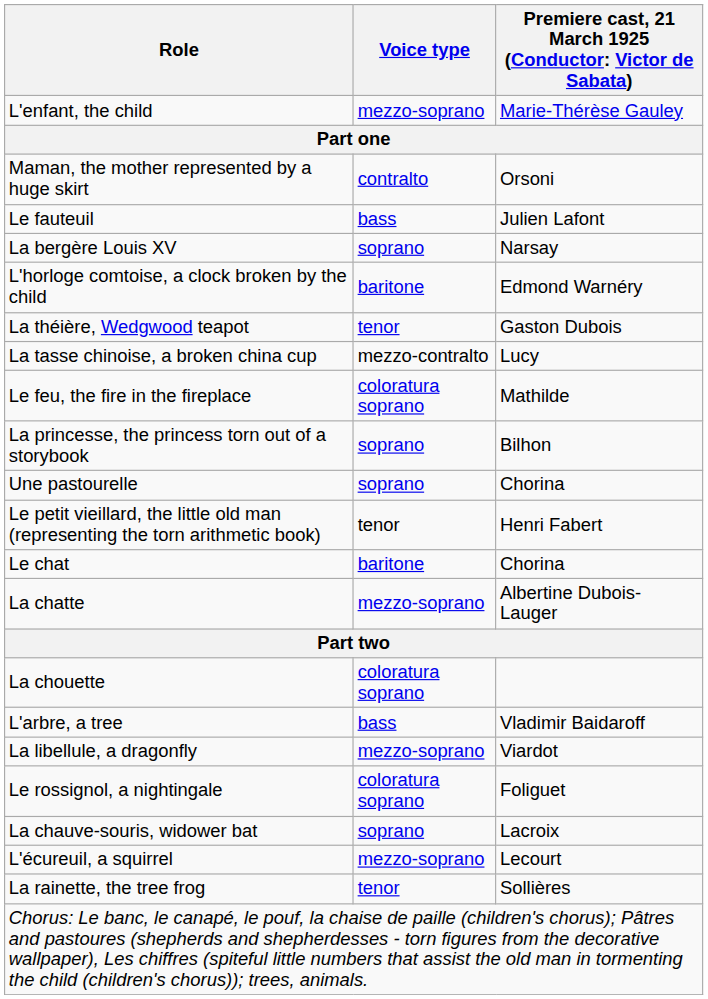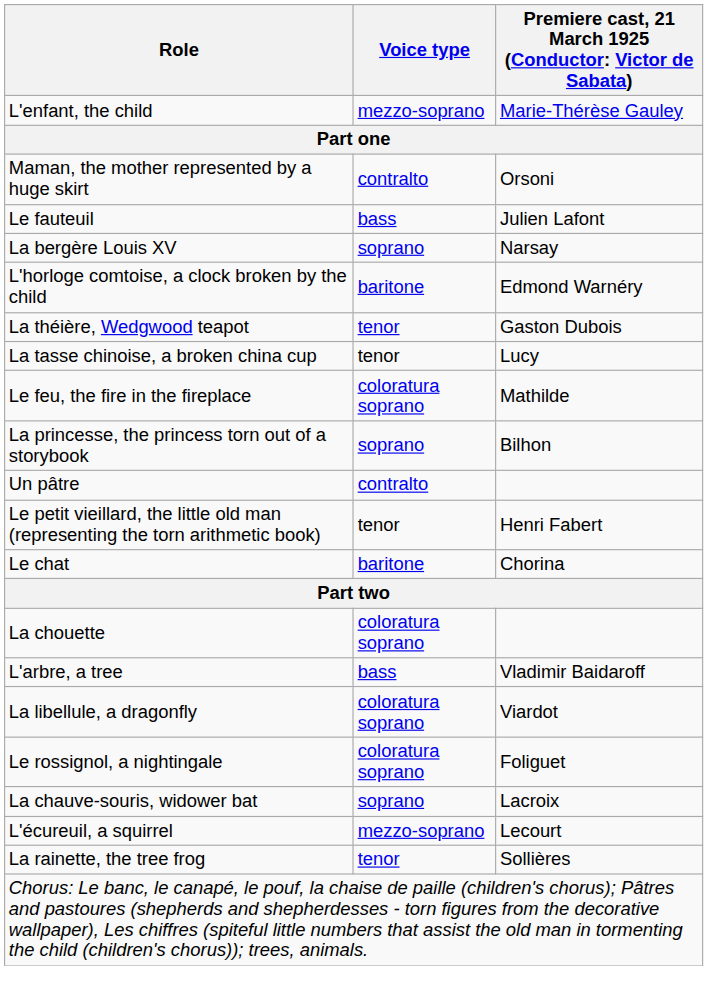(423, 356) mezzo-contralto -> (379, 356) tenor
- row: (73, 484)
+ row: (44, 484)
- row: (47, 603)
(421, 751) mezzo-soprano -> (399, 711) coloratura soprano
